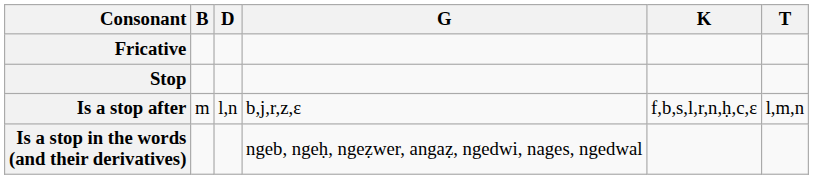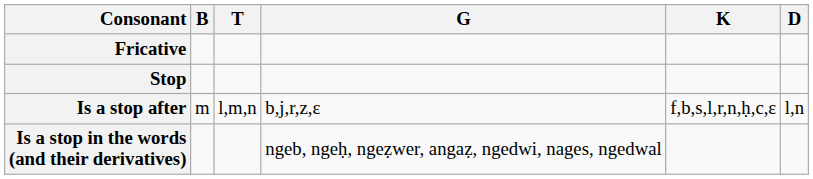columns swapped: (228, 19) <-> (785, 19)
